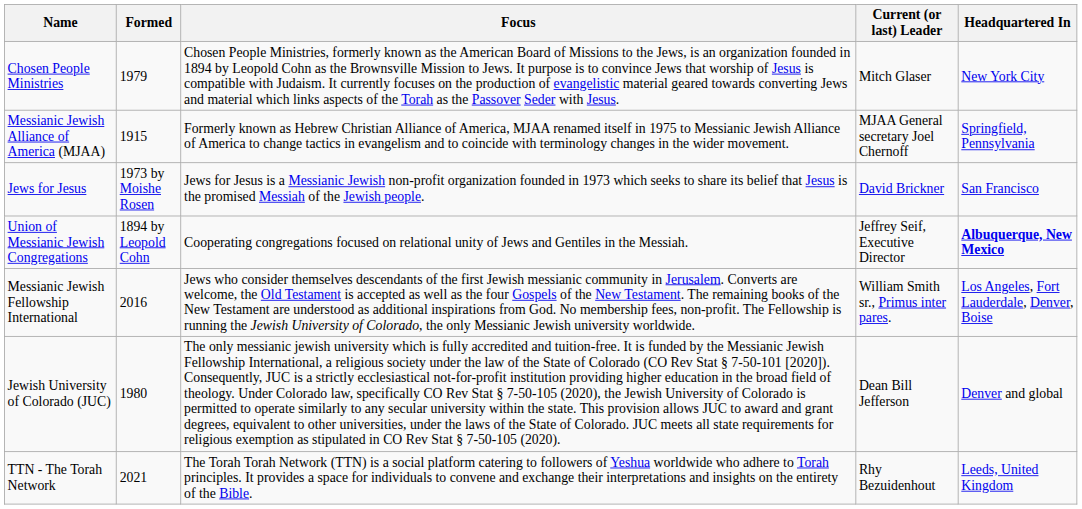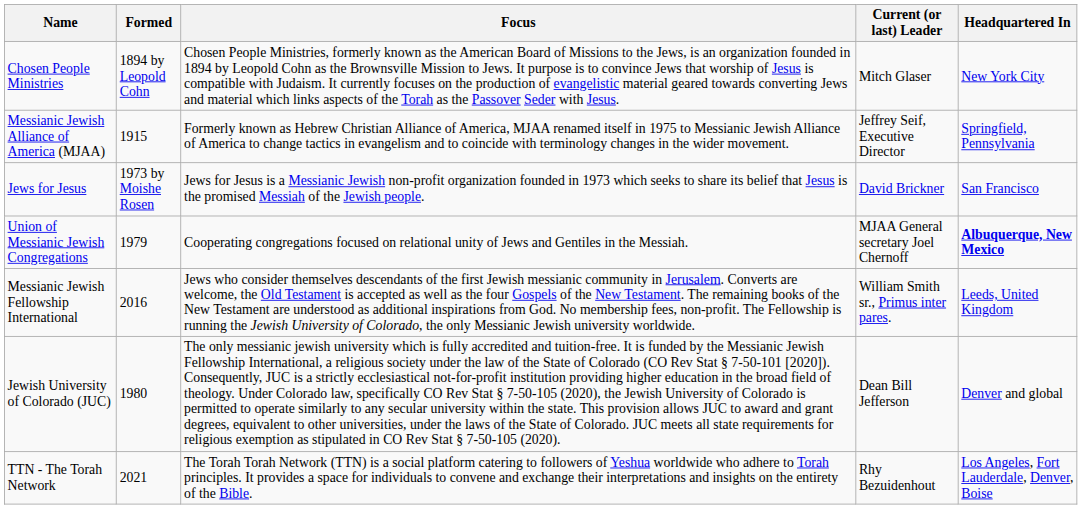(133, 75) 1979 -> (143, 75) 1894 by Leopold Cohn
(901, 136) MJAA General secretary Joel Chernoff -> (892, 136) Jeffrey Seif, Executive Director
(143, 242) 1894 by Leopold Cohn -> (133, 242) 1979
(892, 242) Jeffrey Seif, Executive Director -> (901, 242) MJAA General secretary Joel Chernoff
(1017, 302) Los Angeles, Fort Lauderdale, Denver, Boise -> (1000, 302) Leeds, United Kingdom
(1000, 477) Leeds, United Kingdom -> (1017, 477) Los Angeles, Fort Lauderdale, Denver, Boise
